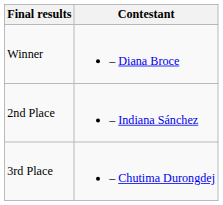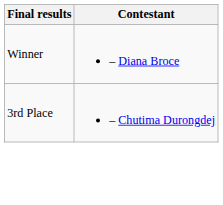- row: (31, 112)
